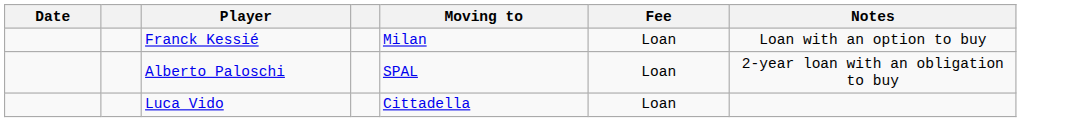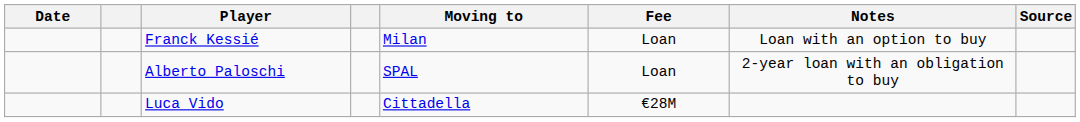+ column: (1046, 16)
(659, 104) Loan -> (659, 104) €28M
